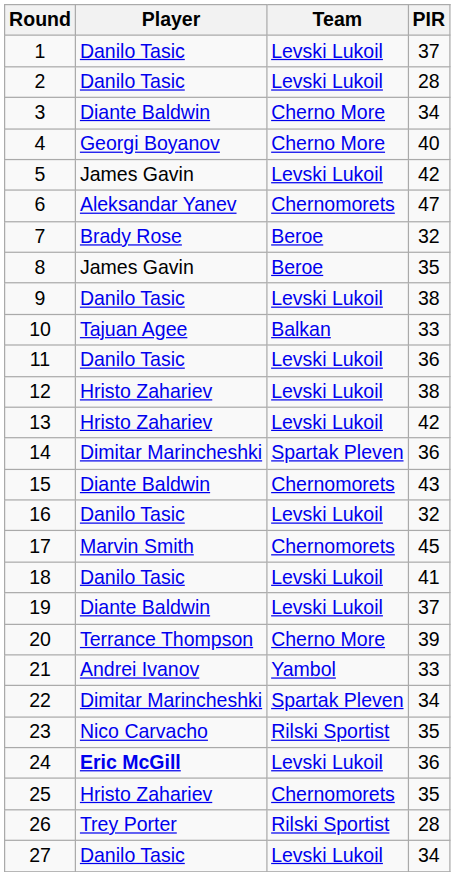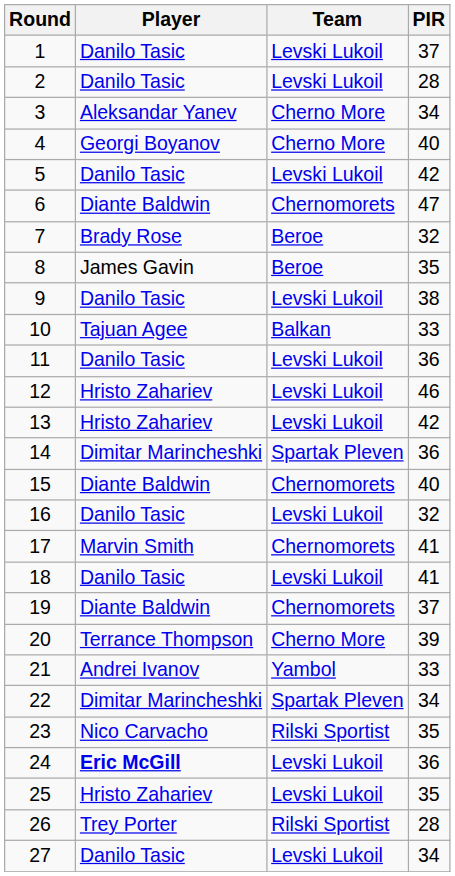(145, 112) Diante Baldwin -> (158, 112) Aleksandar Yanev
(137, 174) James Gavin -> (132, 174) Danilo Tasic
(158, 205) Aleksandar Yanev -> (145, 205) Diante Baldwin
(429, 391) 38 -> (429, 391) 46
(429, 484) 43 -> (429, 484) 40
(429, 546) 45 -> (429, 546) 41
(327, 608) Levski Lukoil -> (333, 608) Chernomorets
(333, 793) Chernomorets -> (327, 793) Levski Lukoil
